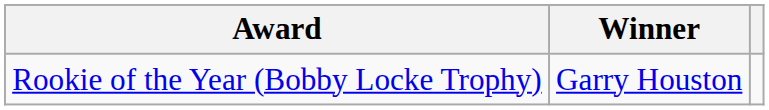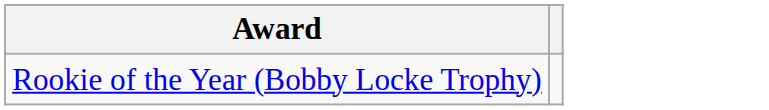- column: (649, 29)
